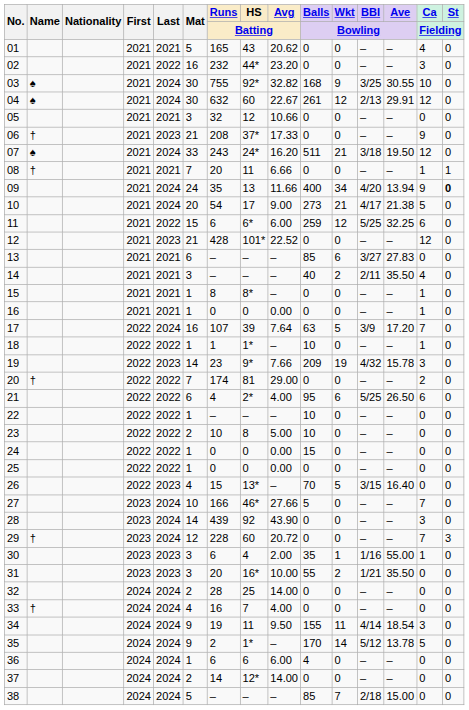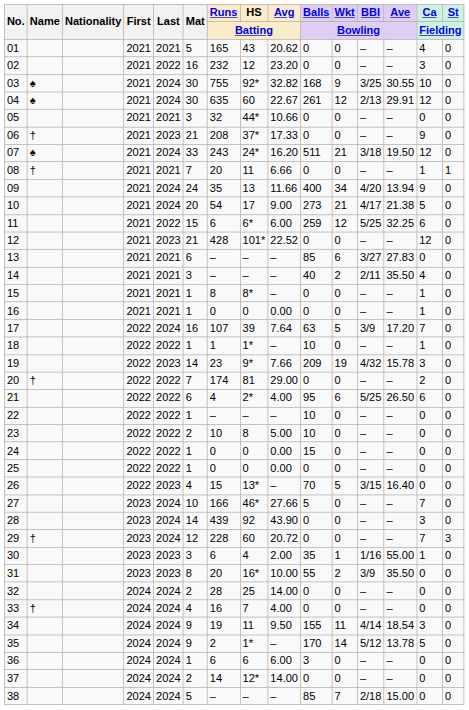(251, 65) 44* -> (249, 65) 12
(219, 100) 632 -> (219, 100) 635
(249, 118) 12 -> (251, 118) 44*
(448, 188) bold -> (448, 188) normal
(189, 573) 3 -> (189, 573) 8
(371, 573) 1/21 -> (368, 573) 3/9
(306, 661) 4 -> (306, 661) 3
